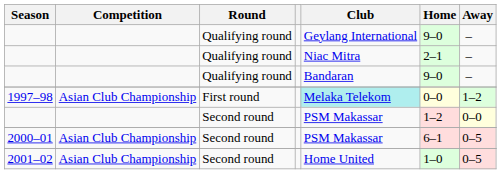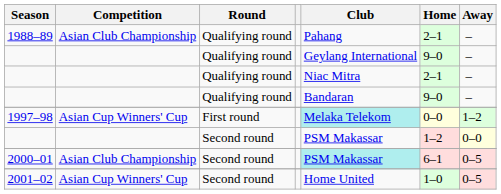+ row: (30, 35)
(127, 96) Asian Club Championship -> (123, 117) Asian Cup Winners' Cup
(343, 138) no background -> (343, 158) paleturquoise background
(127, 158) Asian Club Championship -> (123, 179) Asian Cup Winners' Cup
